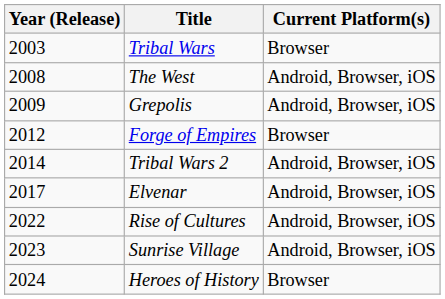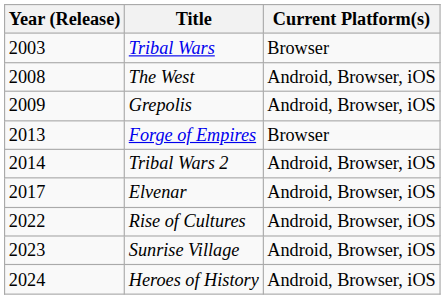(27, 134) 2012 -> (27, 134) 2013
(298, 279) Browser -> (351, 279) Android, Browser, iOS
